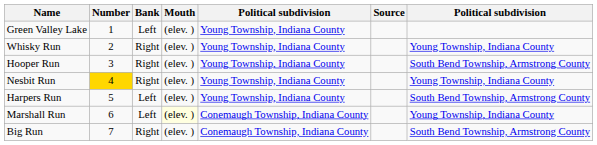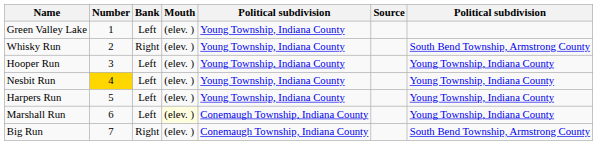(482, 47) Young Township, Indiana County -> (500, 47) South Bend Township, Armstrong County
(147, 64) Right -> (147, 64) Left
(500, 64) South Bend Township, Armstrong County -> (482, 64) Young Township, Indiana County
(147, 81) Right -> (147, 81) Left
(500, 98) South Bend Township, Armstrong County -> (482, 98) Young Township, Indiana County
